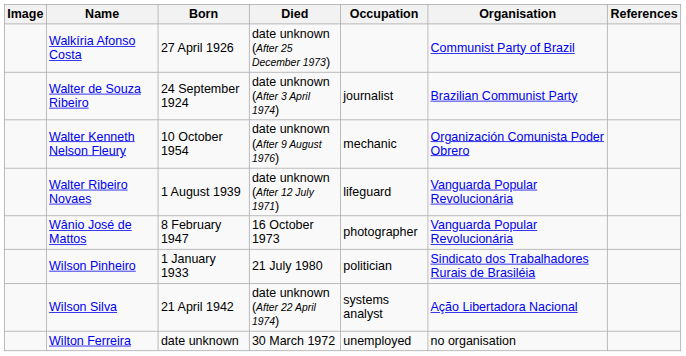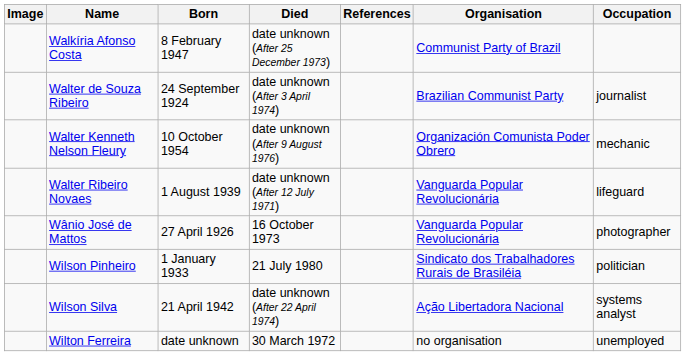columns swapped: (384, 14) <-> (644, 14)
(197, 48) 27 April 1926 -> (191, 48) 8 February 1947
(191, 232) 8 February 1947 -> (197, 232) 27 April 1926
